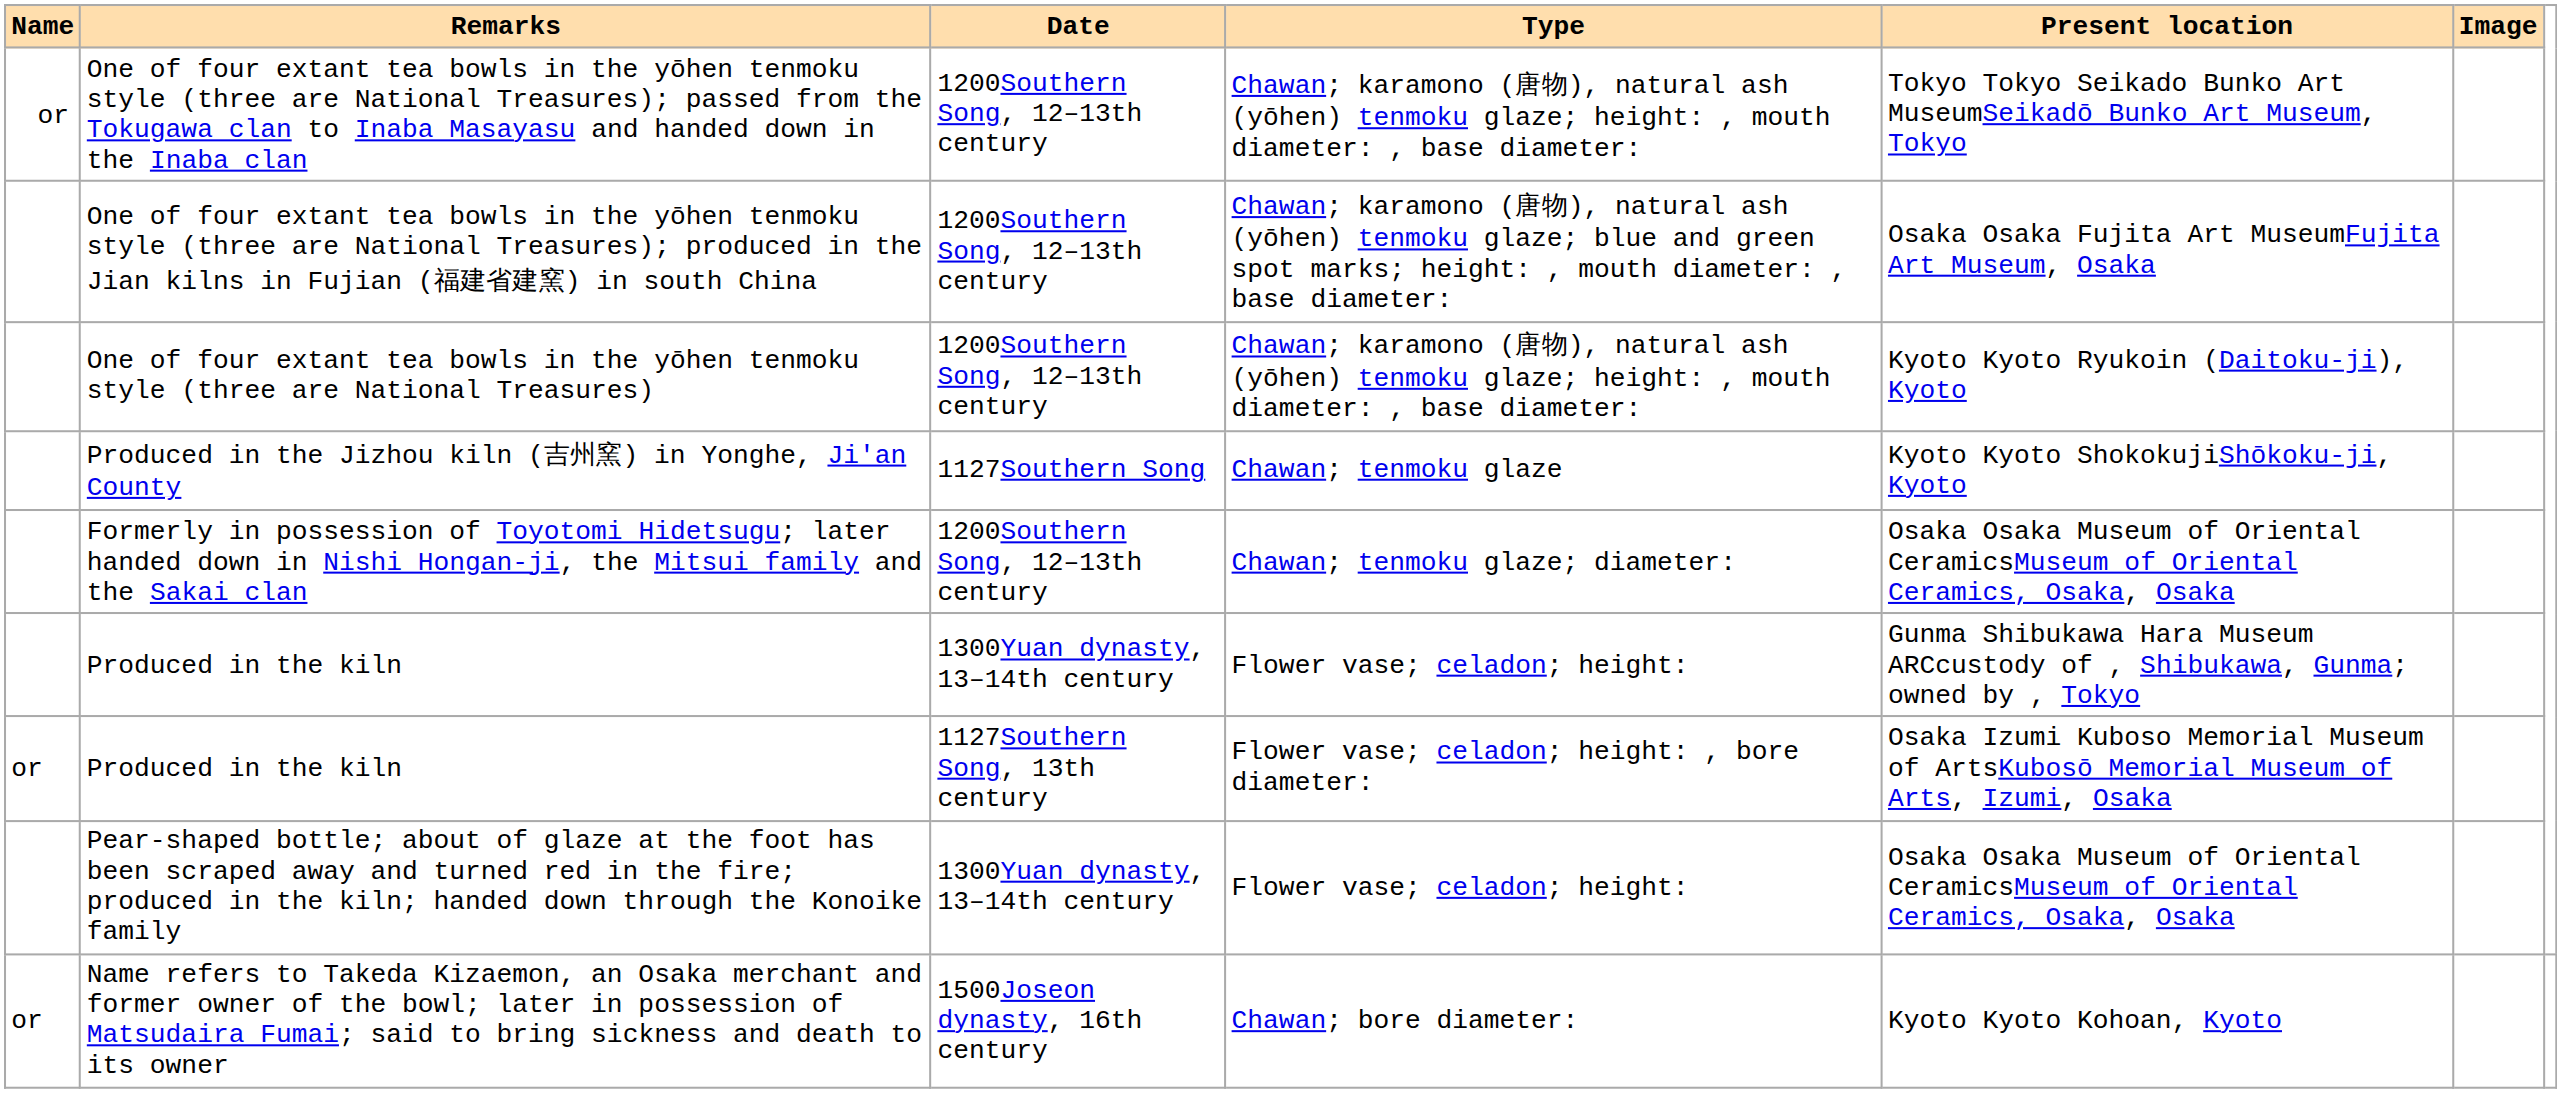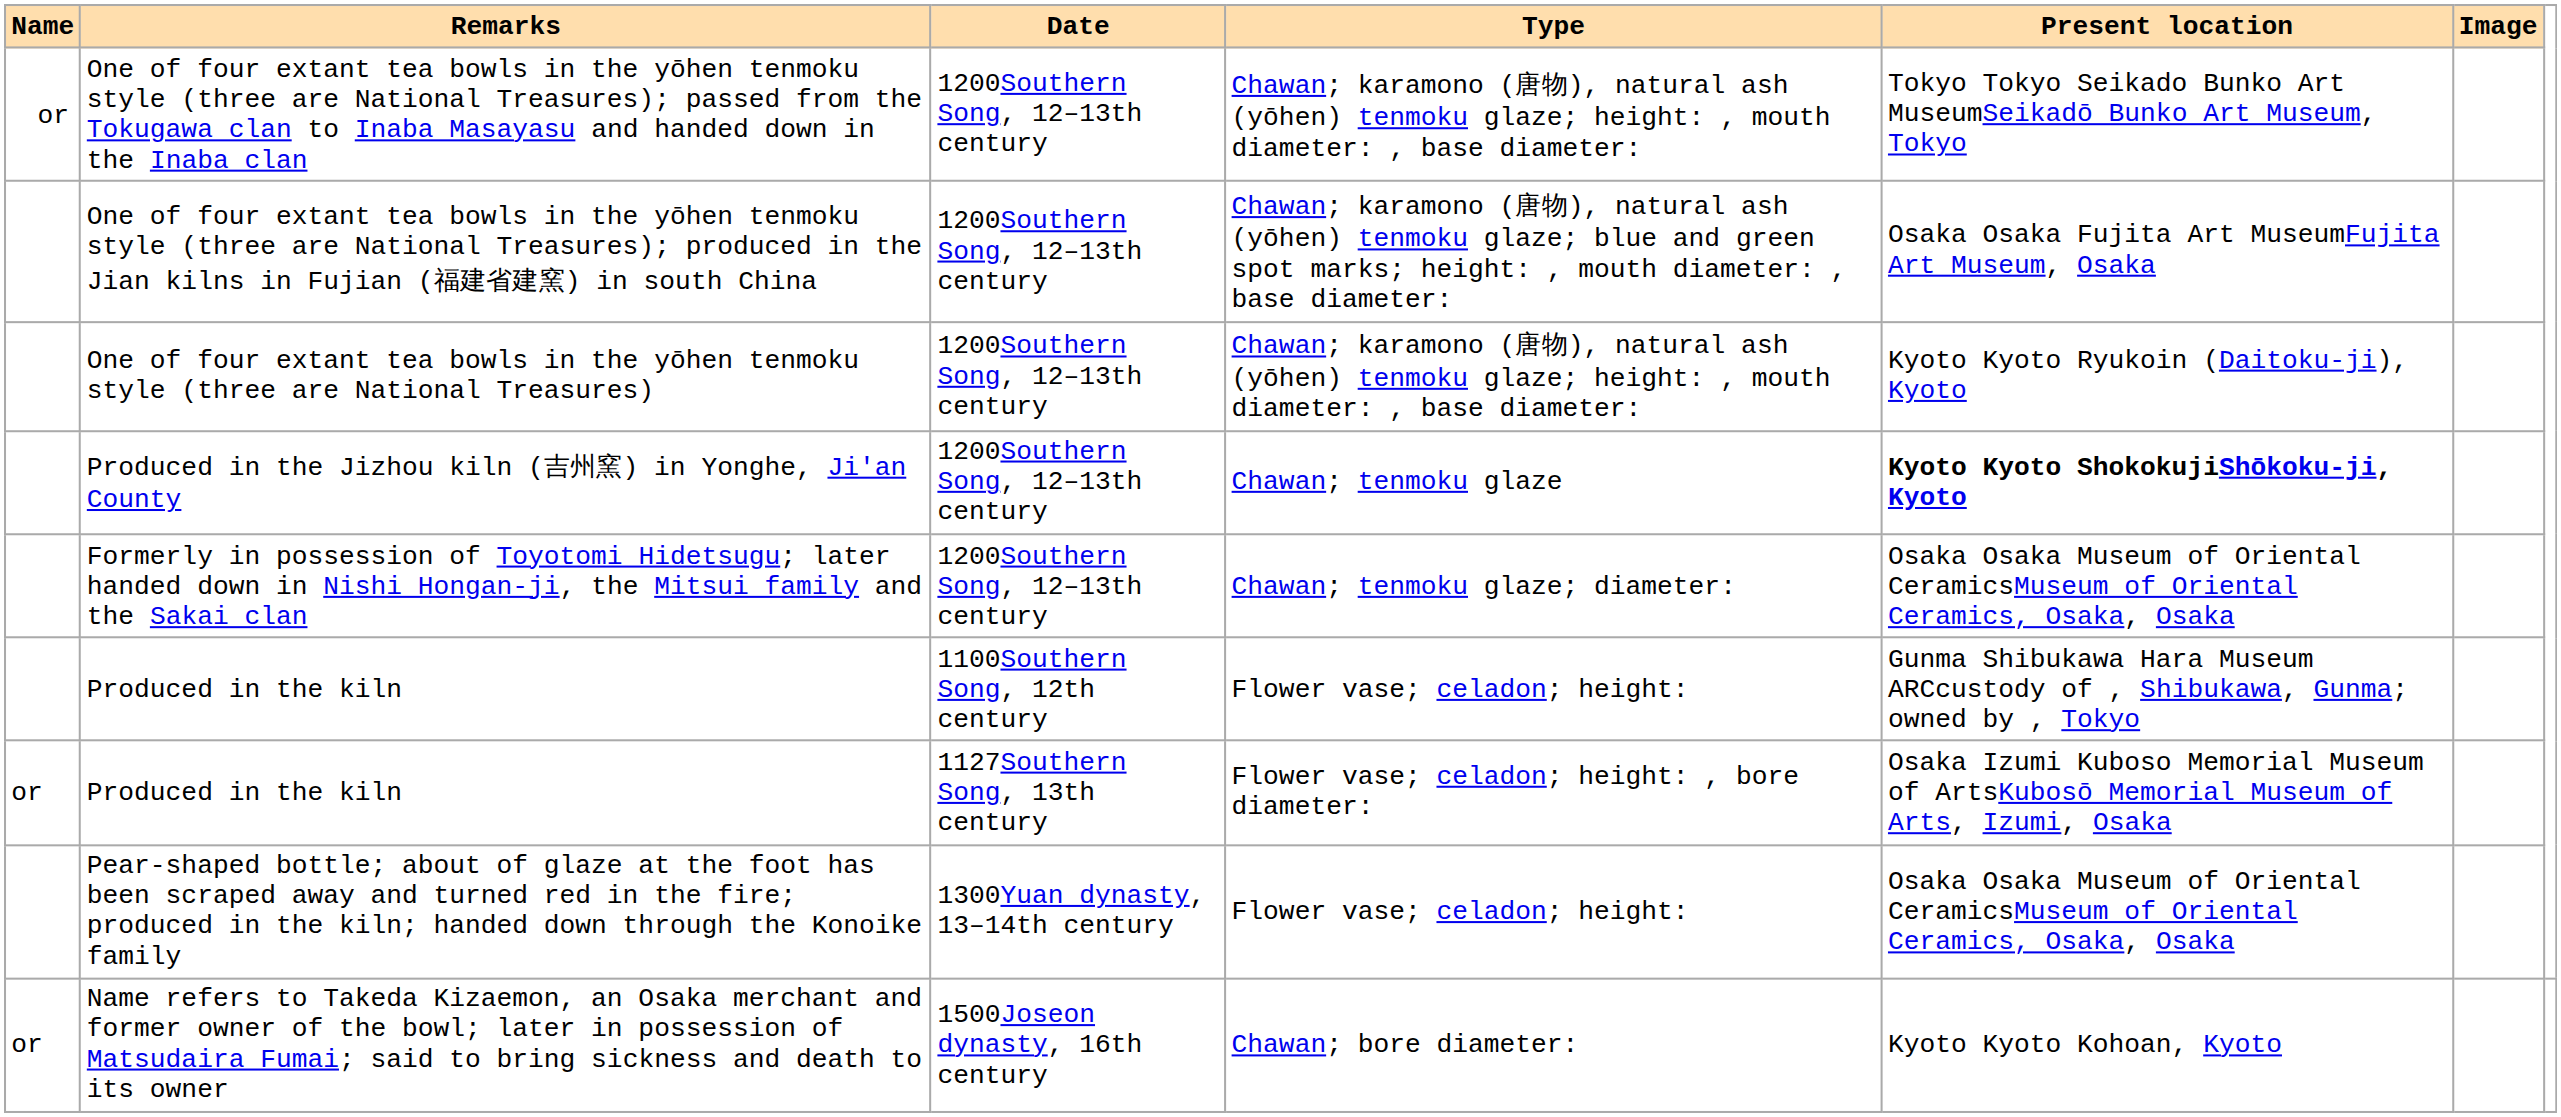(1071, 470) 1127Southern Song -> (1040, 482) 1200Southern Song, 12–13th century
(2140, 470) normal -> (2140, 482) bold
(1071, 665) 1300Yuan dynasty, 13–14th century -> (1032, 689) 1100Southern Song, 12th century
